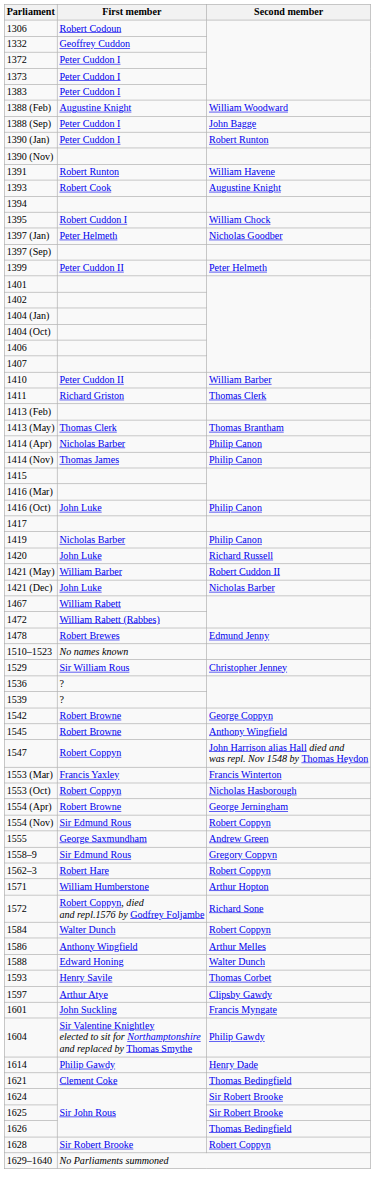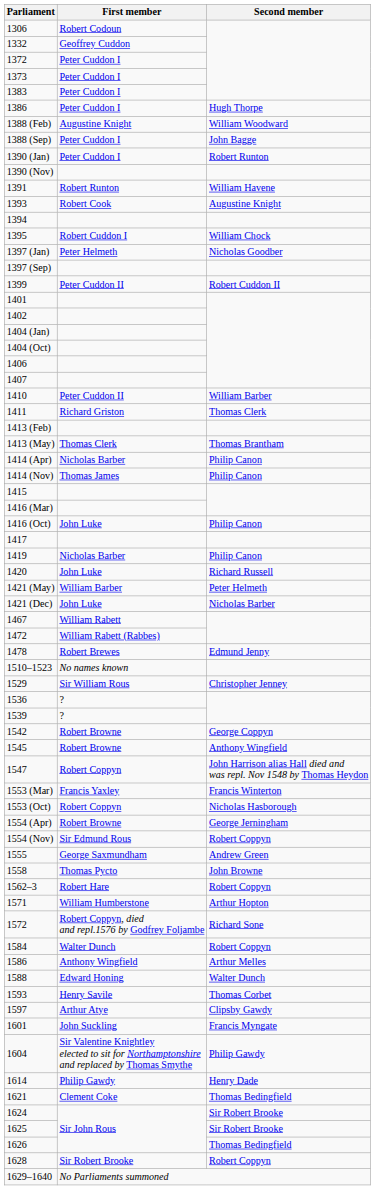+ row: (17, 108)
(238, 268) Peter Helmeth -> (245, 284) Robert Cuddon II
(245, 572) Robert Cuddon II -> (238, 587) Peter Helmeth
+ row: (17, 871)
- row: (22, 855)
